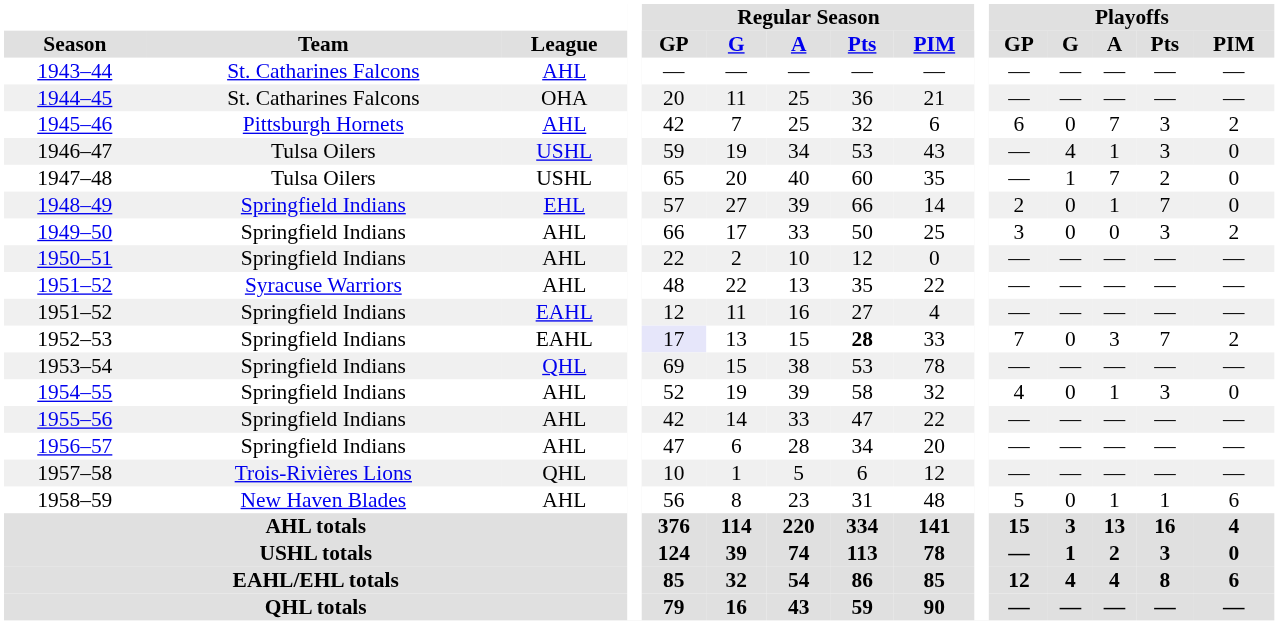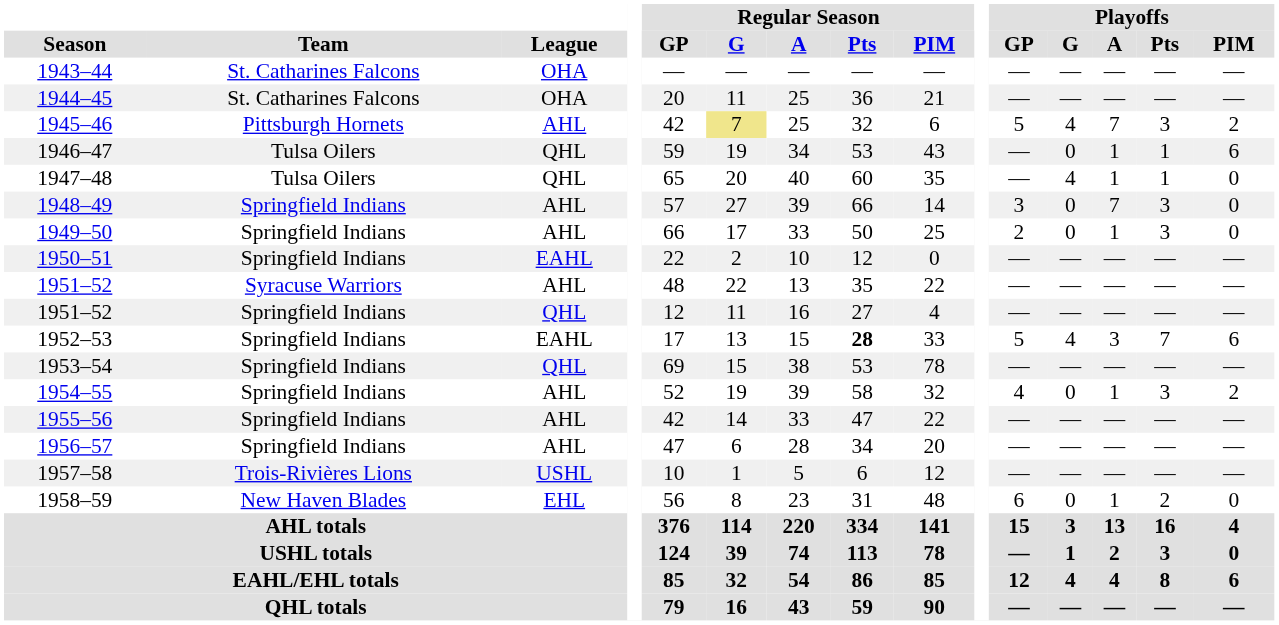(564, 70) AHL -> (564, 70) OHA
(736, 124) no background -> (736, 124) khaki background
(1019, 124) 6 -> (1019, 124) 5
(1070, 124) 0 -> (1070, 124) 4
(564, 151) USHL -> (564, 151) QHL
(1070, 151) 4 -> (1070, 151) 0
(1165, 151) 3 -> (1165, 151) 1
(1234, 151) 0 -> (1234, 151) 6
(564, 178) USHL -> (564, 178) QHL
(1070, 178) 1 -> (1070, 178) 4
(1114, 178) 7 -> (1114, 178) 1
(1165, 178) 2 -> (1165, 178) 1
(564, 204) EHL -> (564, 204) AHL
(1019, 204) 2 -> (1019, 204) 3
(1114, 204) 1 -> (1114, 204) 7
(1165, 204) 7 -> (1165, 204) 3
(1019, 231) 3 -> (1019, 231) 2
(1114, 231) 0 -> (1114, 231) 1
(1234, 231) 2 -> (1234, 231) 0
(564, 258) AHL -> (564, 258) EAHL
(564, 312) EAHL -> (564, 312) QHL
(674, 338) lavender background -> (674, 338) no background
(1019, 338) 7 -> (1019, 338) 5
(1070, 338) 0 -> (1070, 338) 4
(1234, 338) 2 -> (1234, 338) 6
(1234, 392) 0 -> (1234, 392) 2
(564, 472) QHL -> (564, 472) USHL
(564, 499) AHL -> (564, 499) EHL
(1019, 499) 5 -> (1019, 499) 6
(1165, 499) 1 -> (1165, 499) 2
(1234, 499) 6 -> (1234, 499) 0
